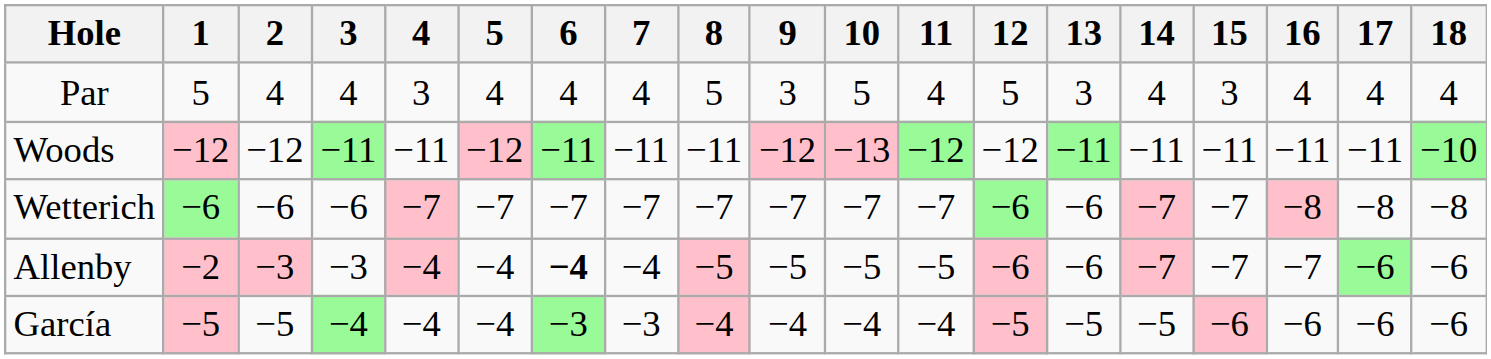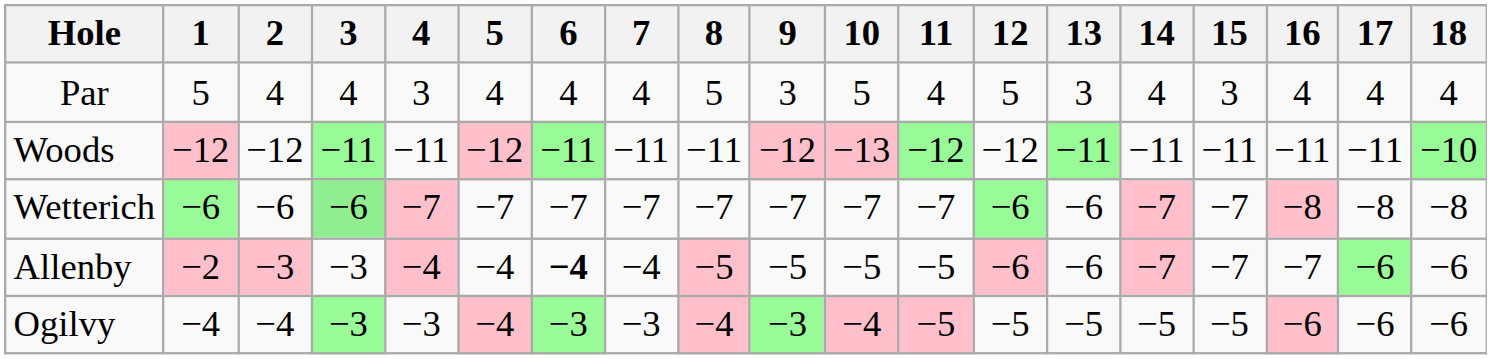(348, 207) no background -> (348, 207) lightgreen background
- row: (62, 324)
+ row: (64, 324)
